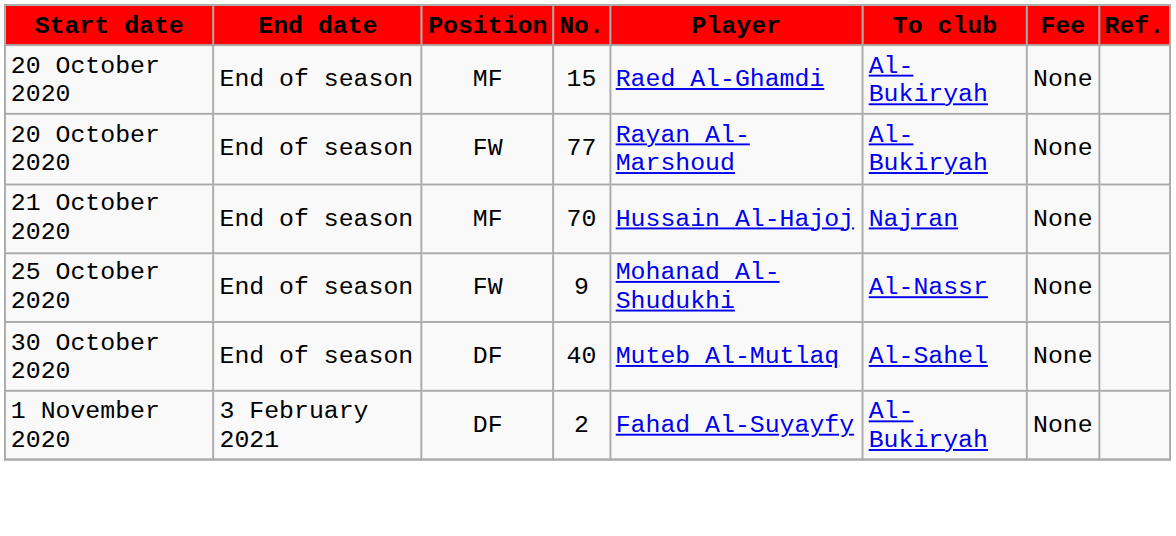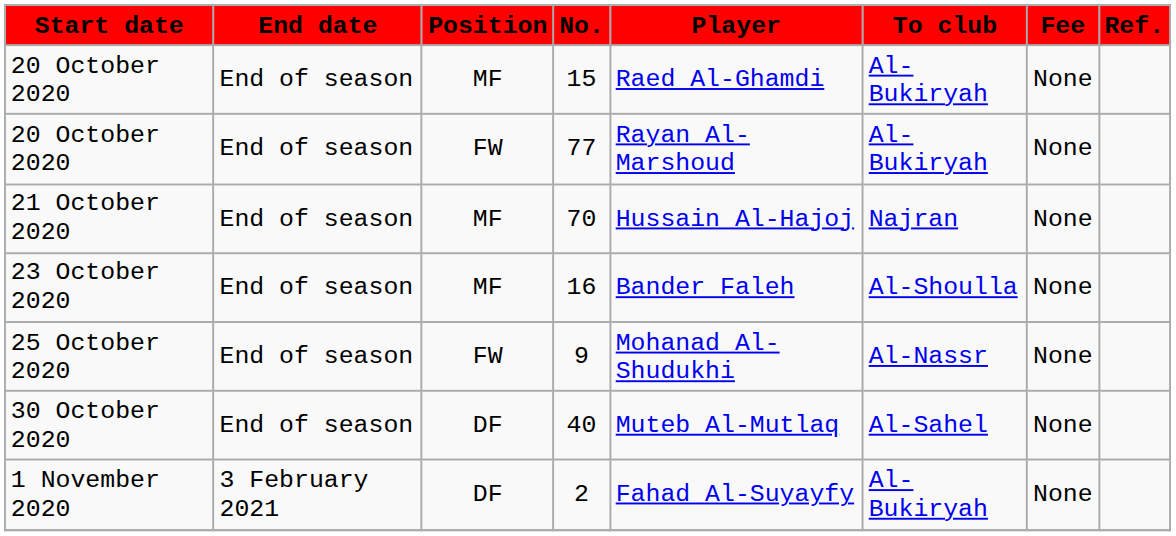+ row: (582, 287)
